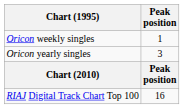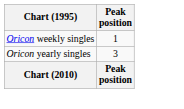- row: (73, 96)
